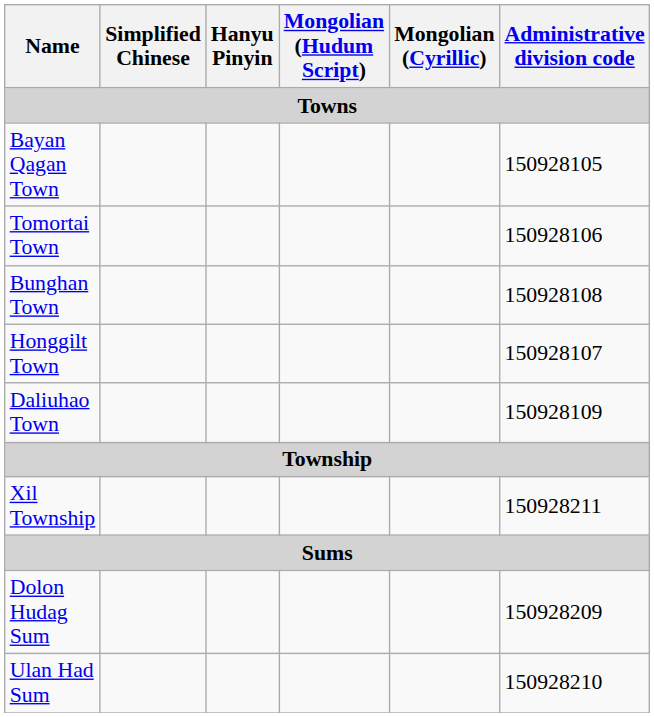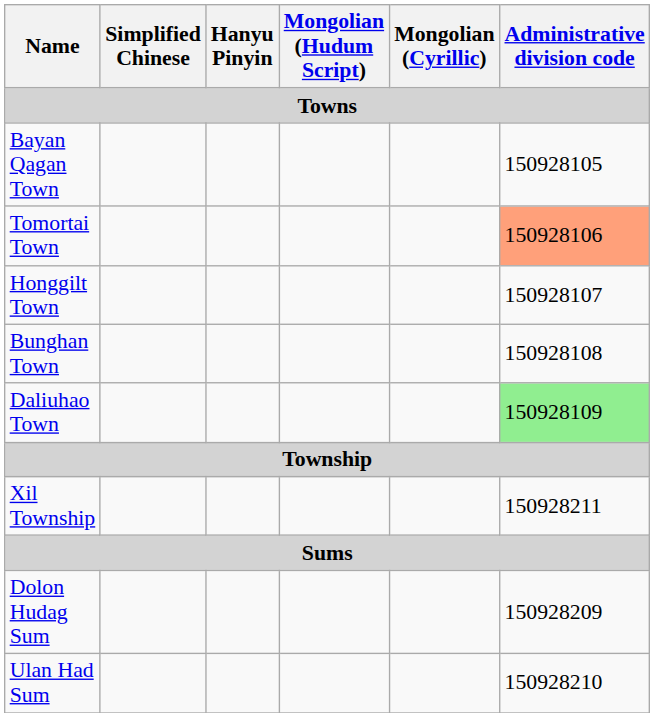(553, 235) no background -> (553, 235) lightsalmon background
rows swapped: (48, 353) <-> (49, 294)
(553, 412) no background -> (553, 412) lightgreen background
